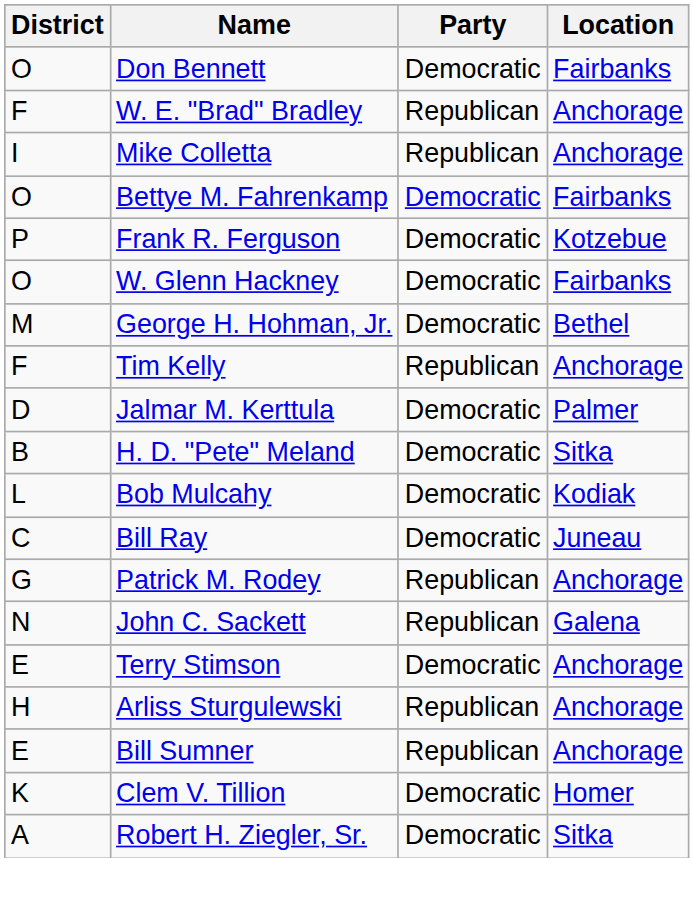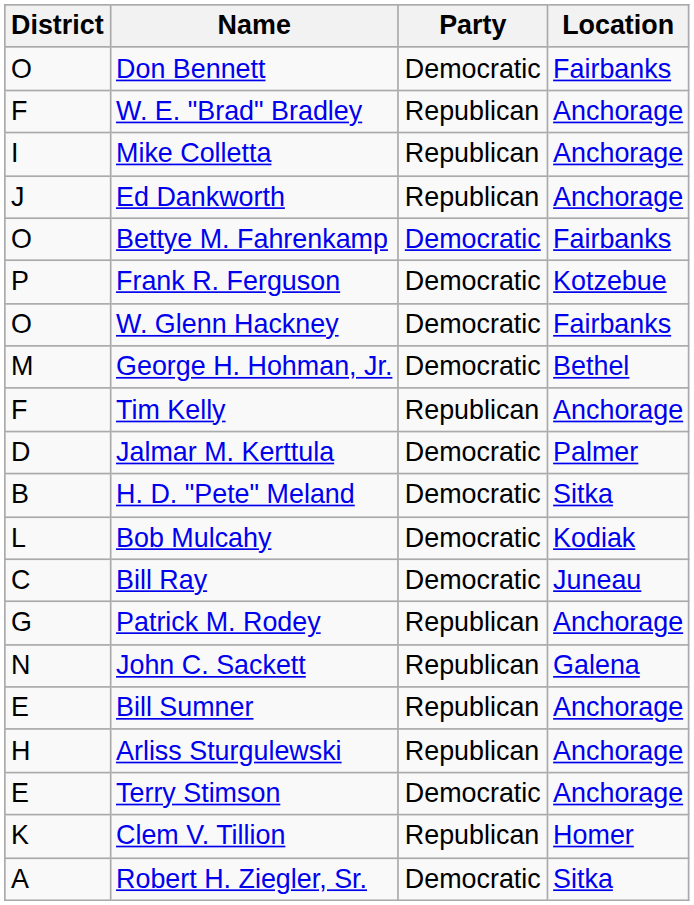+ row: (200, 196)
rows swapped: (198, 665) <-> (185, 750)
(473, 793) Democratic -> (472, 835) Republican
